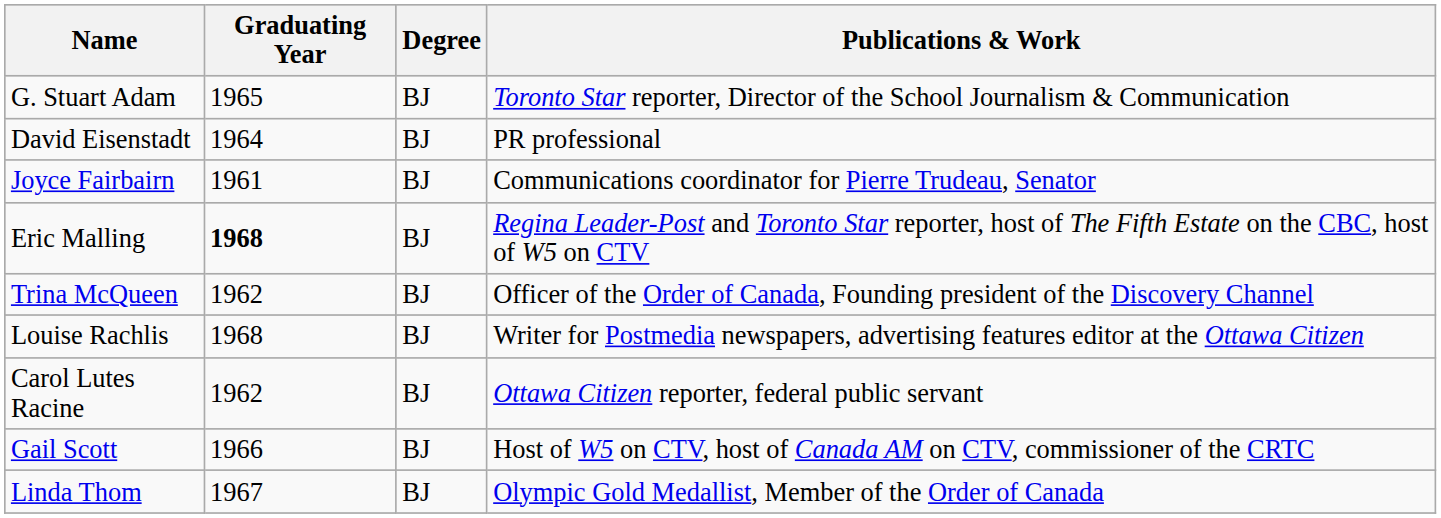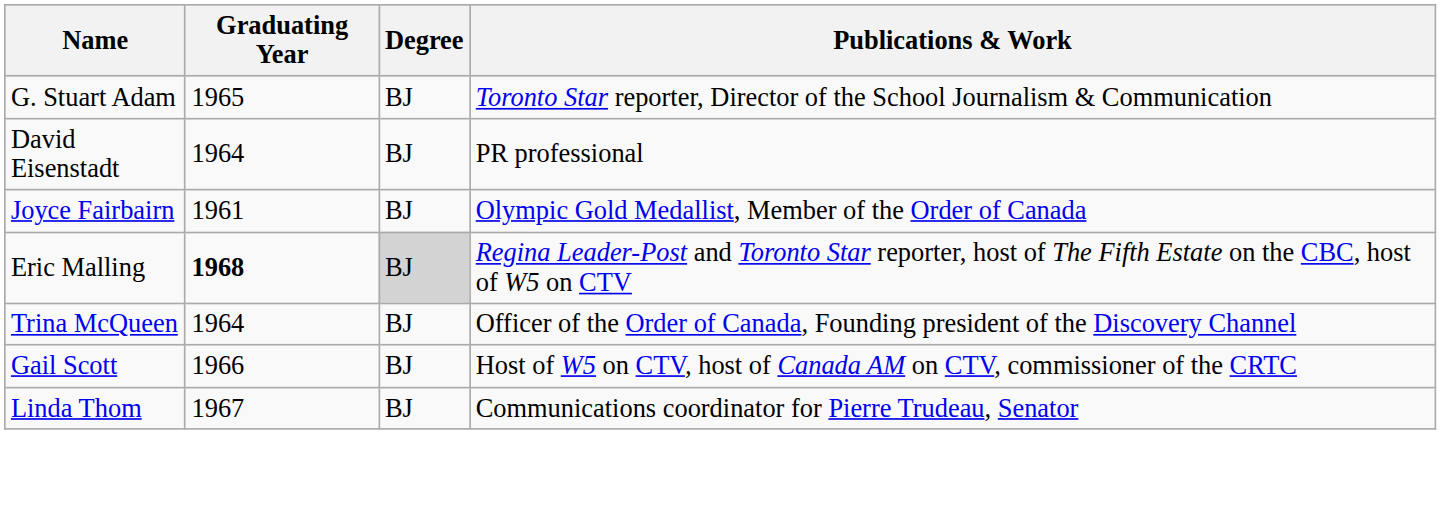(795, 180) Communications coordinator for Pierre Trudeau, Senator -> (781, 210) Olympic Gold Medallist, Member of the Order of Canada
(416, 237) no background -> (399, 267) lightgrey background
(236, 294) 1962 -> (218, 323) 1964
- row: (90, 336)
- row: (73, 392)
(799, 491) Olympic Gold Medallist, Member of the Order of Canada -> (777, 407) Communications coordinator for Pierre Trudeau, Senator
